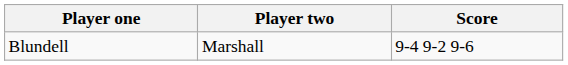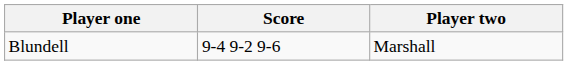columns swapped: (295, 18) <-> (477, 18)
